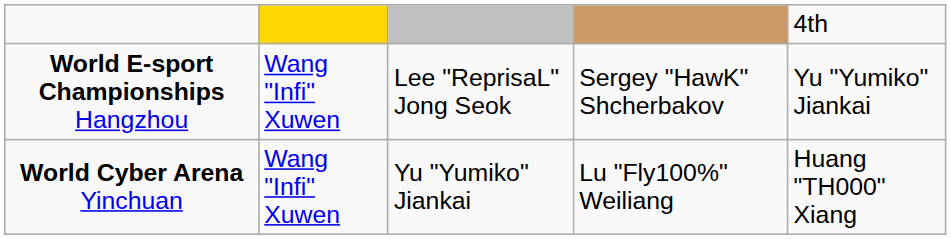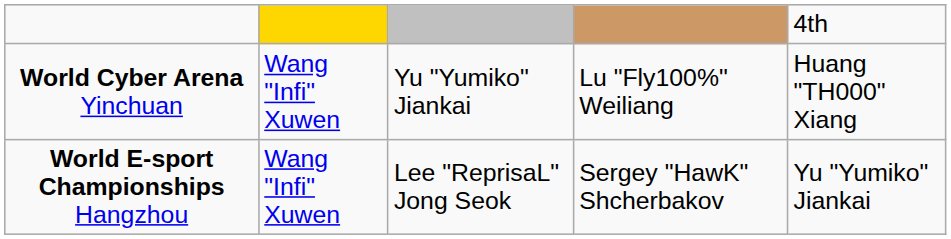rows swapped: (132, 186) <-> (132, 91)
